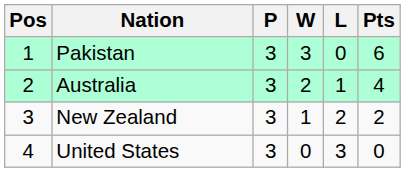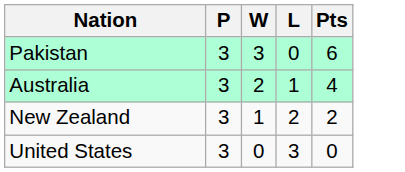- column: (28, 20)
